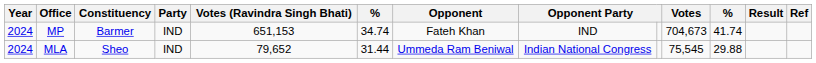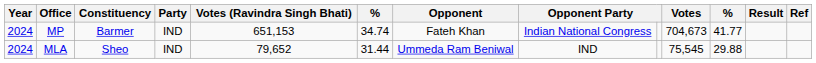(588, 31) IND -> (588, 31) Indian National Congress
(728, 31) 41.74 -> (728, 31) 41.77
(588, 49) Indian National Congress -> (588, 49) IND
